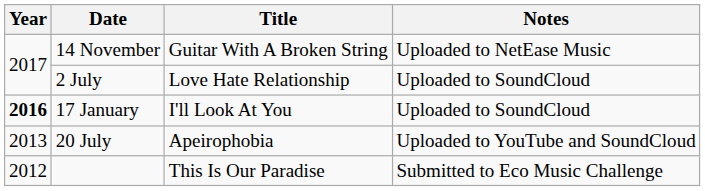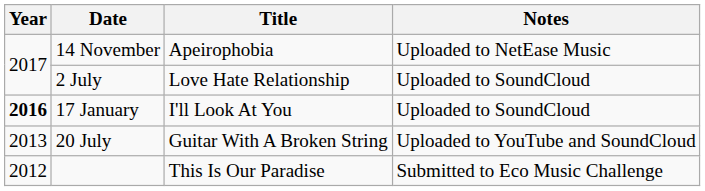(278, 49) Guitar With A Broken String -> (221, 49) Apeirophobia
(221, 140) Apeirophobia -> (278, 140) Guitar With A Broken String
